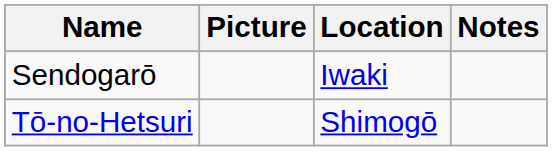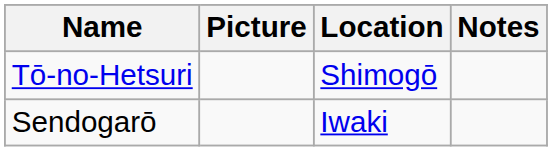rows swapped: (102, 121) <-> (84, 74)
